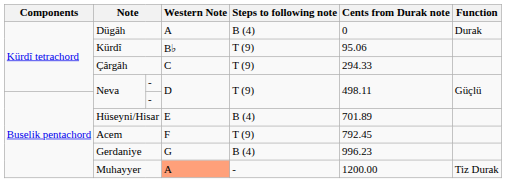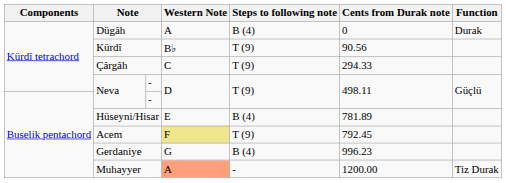(354, 47) 95.06 -> (354, 47) 90.56
(357, 117) 701.89 -> (357, 117) 781.89
(167, 134) no background -> (167, 134) khaki background
